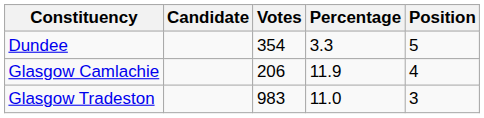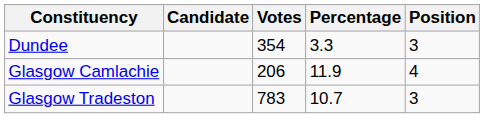(414, 44) 5 -> (414, 44) 3
(271, 98) 983 -> (271, 98) 783
(326, 98) 11.0 -> (326, 98) 10.7
